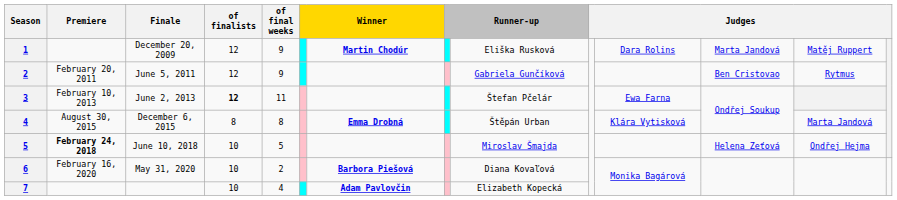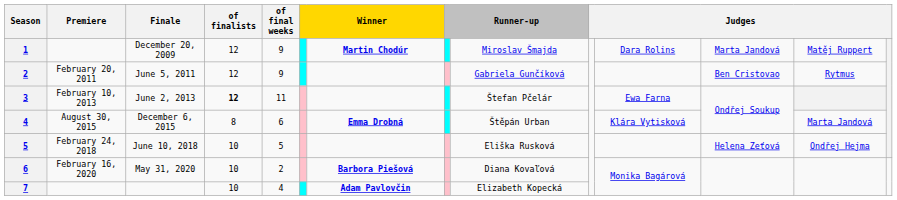(520, 50) Eliška Rusková -> (520, 50) Miroslav Šmajda
(281, 122) 8 -> (281, 122) 6
(86, 145) bold -> (86, 145) normal
(520, 145) Miroslav Šmajda -> (520, 145) Eliška Rusková
